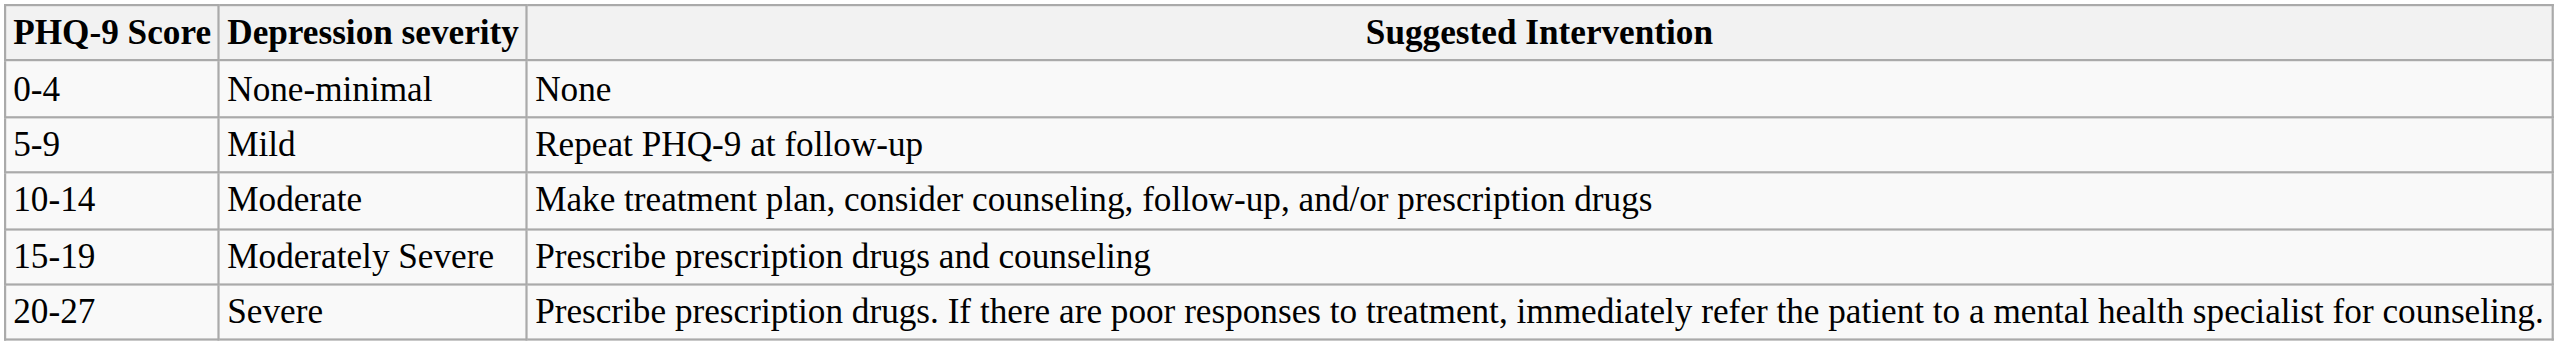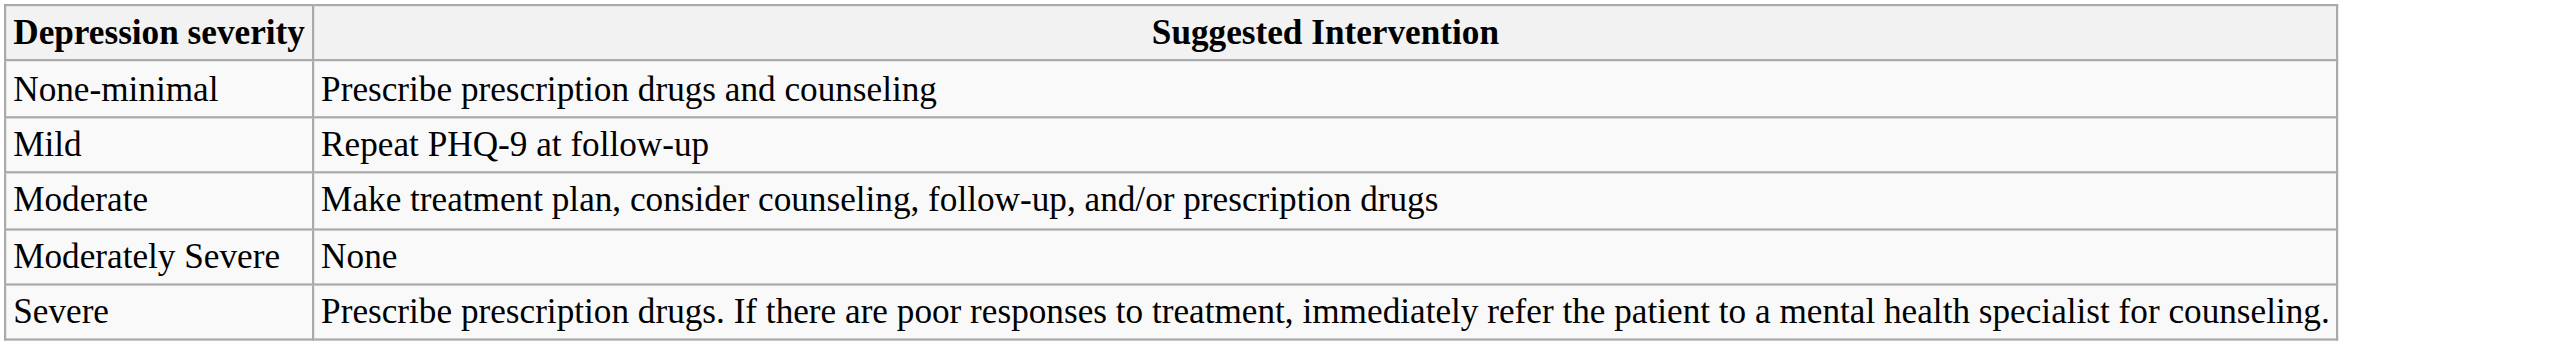- column: (112, 32)
(573, 88) None -> (629, 88) Prescribe prescription drugs and counseling
(843, 255) Prescribe prescription drugs and counseling -> (359, 255) None
